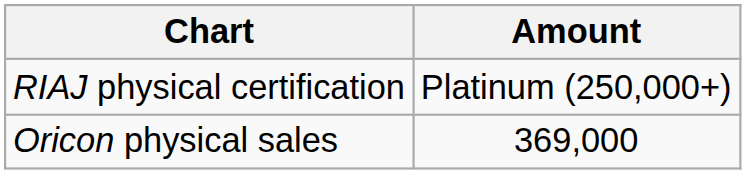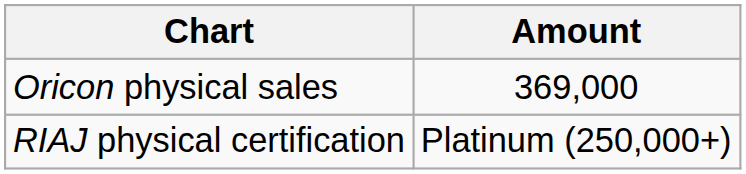rows swapped: (176, 140) <-> (209, 86)
